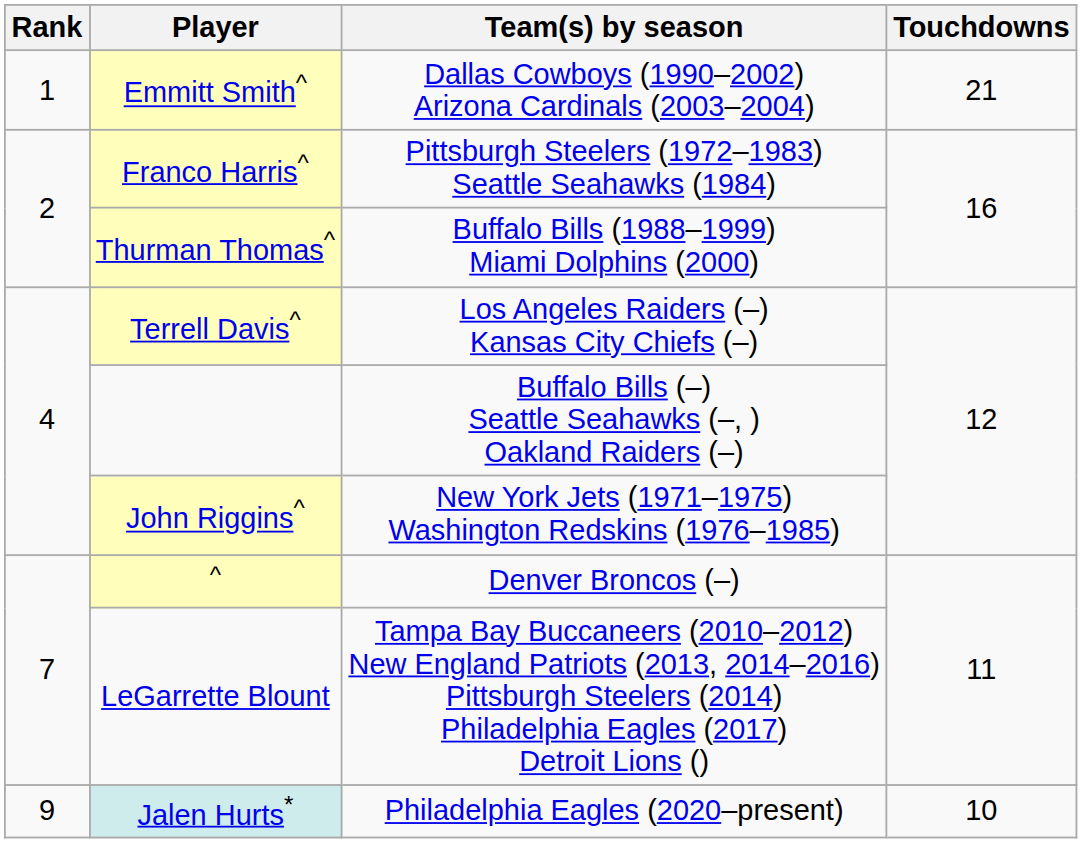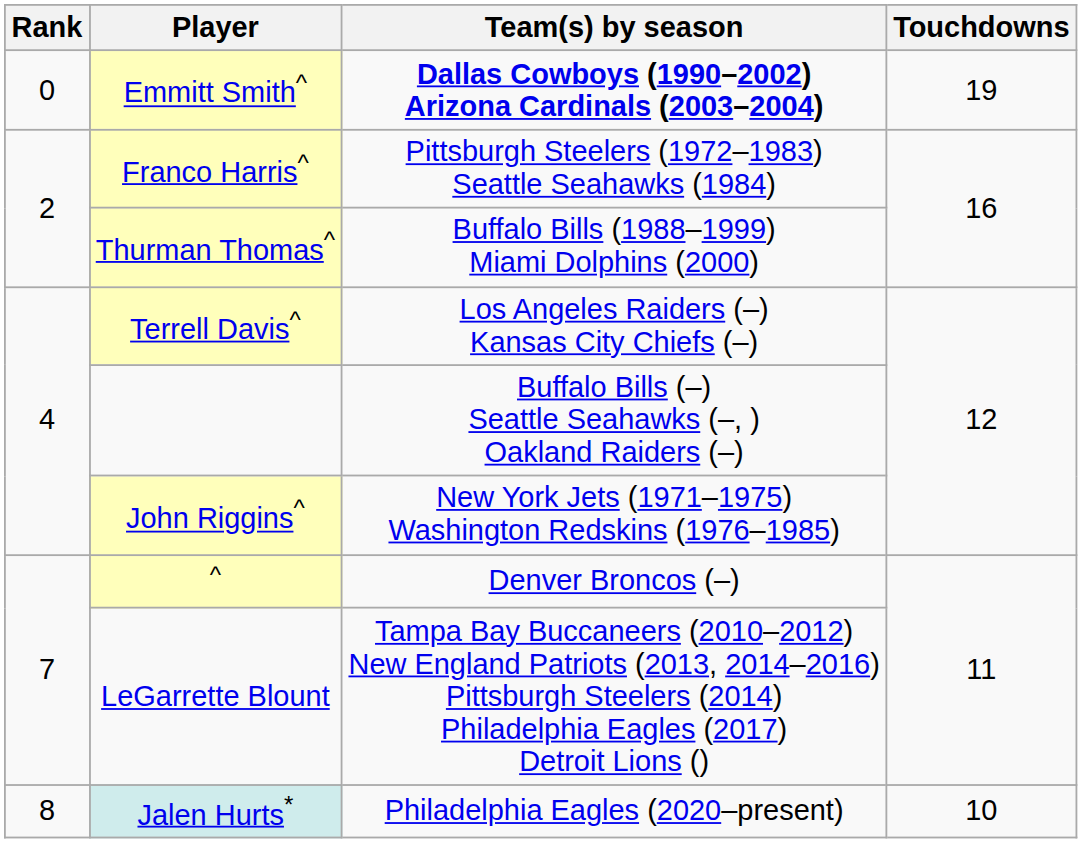(47, 89) 1 -> (47, 89) 0
(614, 89) normal -> (614, 89) bold
(981, 89) 21 -> (981, 89) 19
(47, 810) 9 -> (47, 810) 8
